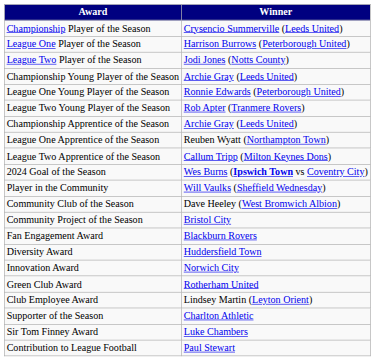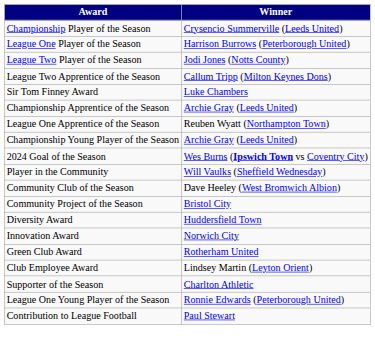rows swapped: (93, 76) <-> (83, 156)
rows swapped: (88, 92) <-> (52, 332)
- row: (88, 108)
- row: (55, 236)
